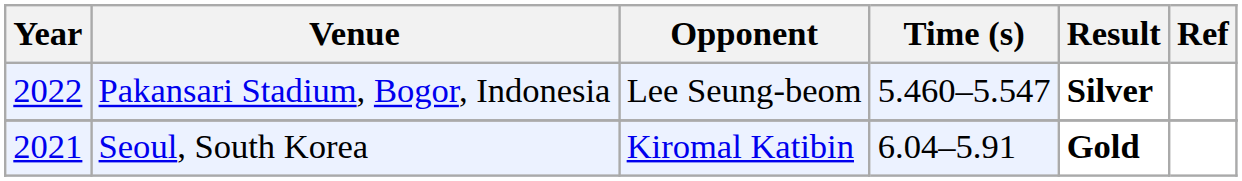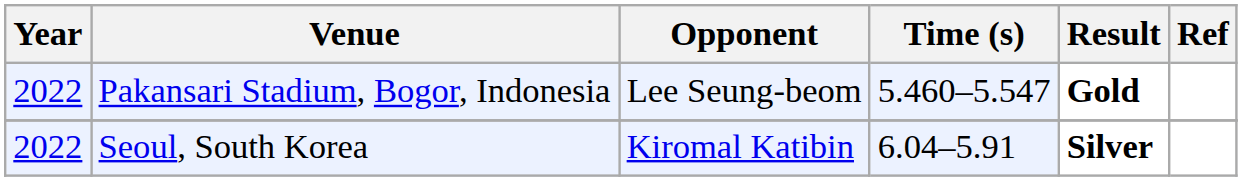(1110, 90) Silver -> (1103, 90) Gold
(48, 147) 2021 -> (48, 147) 2022
(1103, 147) Gold -> (1110, 147) Silver
